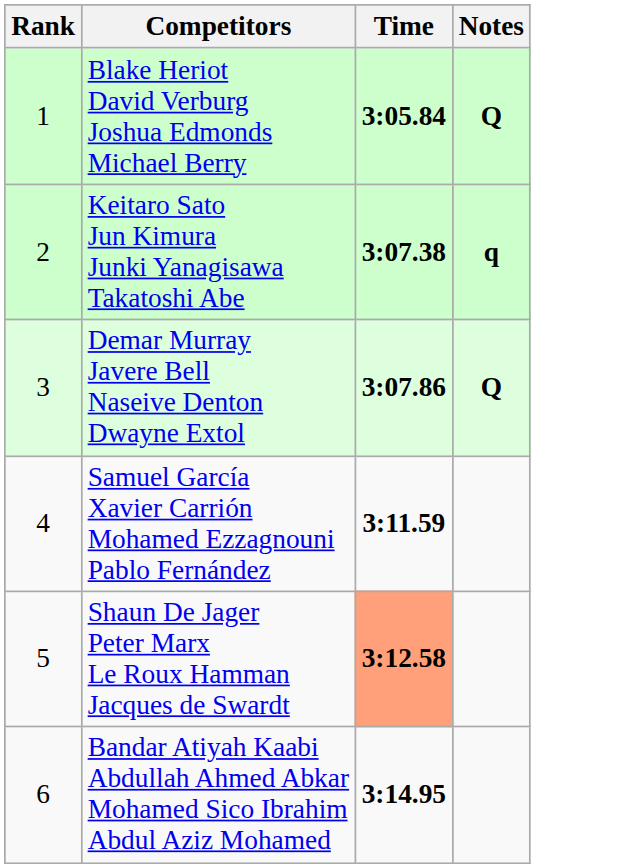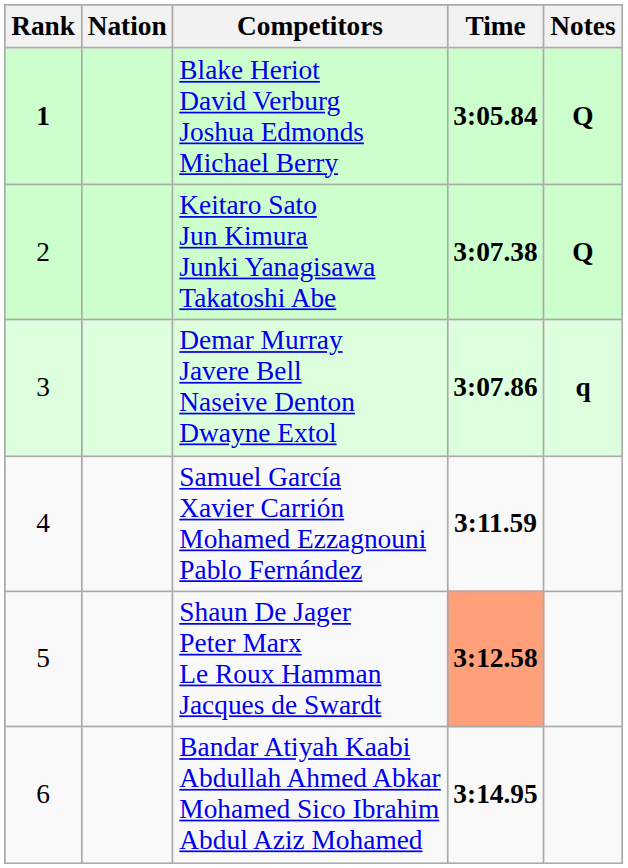+ column: (127, 26)
(43, 115) normal -> (43, 115) bold
(491, 251) q -> (583, 251) Q
(491, 387) Q -> (583, 387) q
